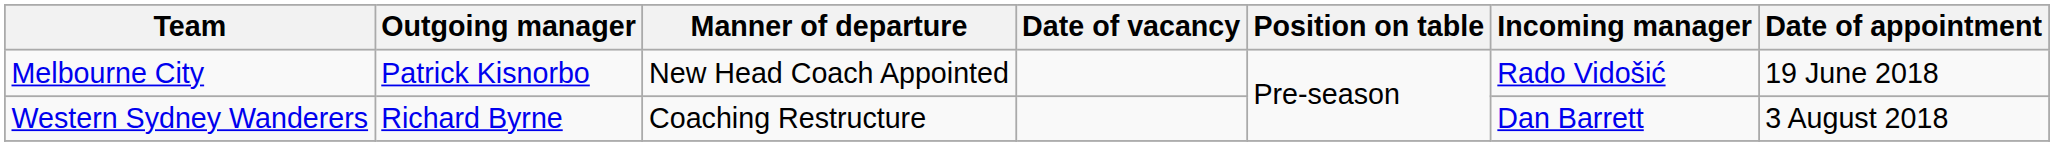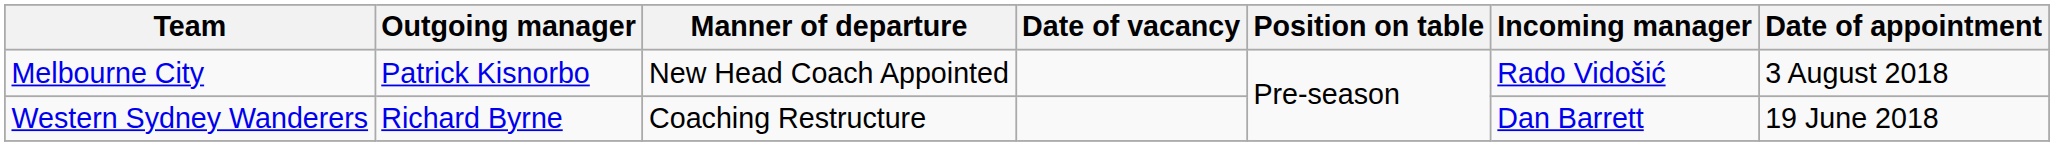(1852, 72) 19 June 2018 -> (1857, 72) 3 August 2018
(1857, 118) 3 August 2018 -> (1852, 118) 19 June 2018
